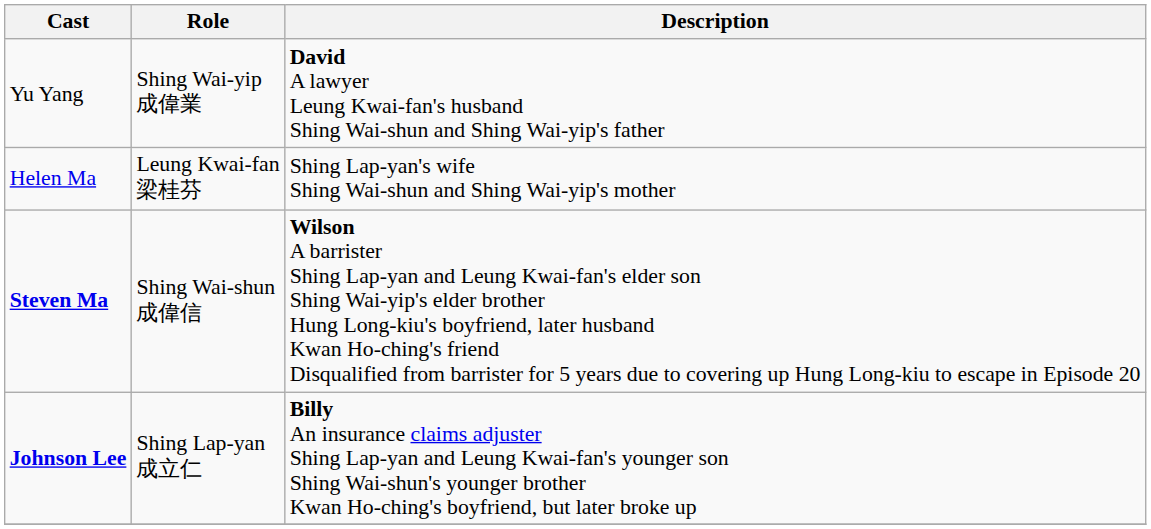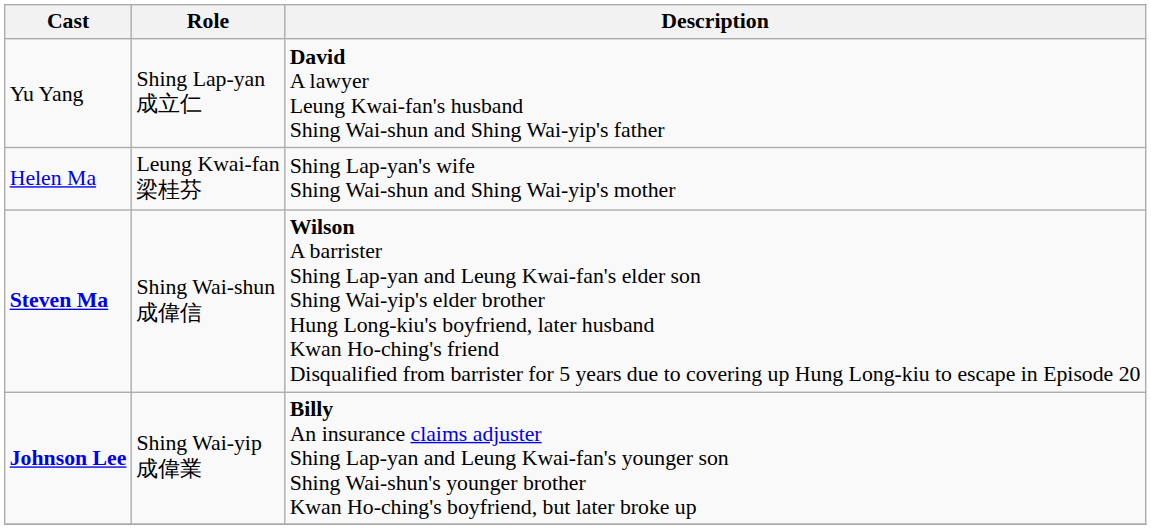(199, 91) Shing Wai-yip 成偉業 -> (201, 91) Shing Lap-yan 成立仁
(201, 456) Shing Lap-yan 成立仁 -> (199, 456) Shing Wai-yip 成偉業
